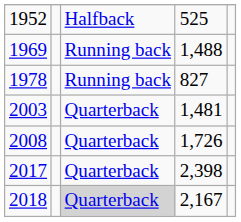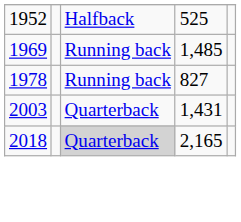(201, 49) 1,488 -> (201, 49) 1,485
(201, 110) 1,481 -> (201, 110) 1,431
- row: (28, 140)
- row: (28, 170)
(201, 200) 2,167 -> (201, 140) 2,165
